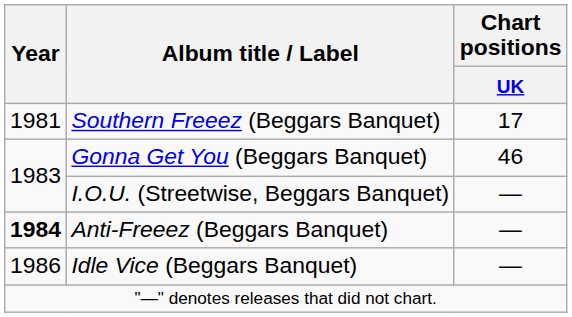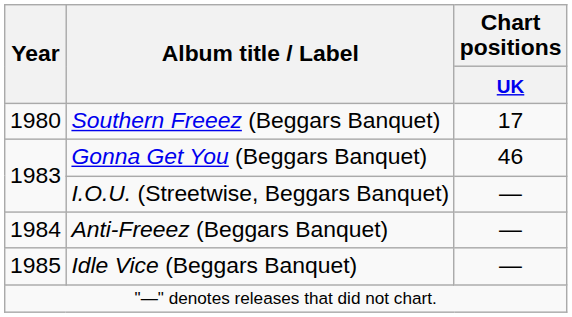(35, 120) 1981 -> (35, 120) 1980
(35, 229) bold -> (35, 229) normal
(35, 266) 1986 -> (35, 266) 1985
